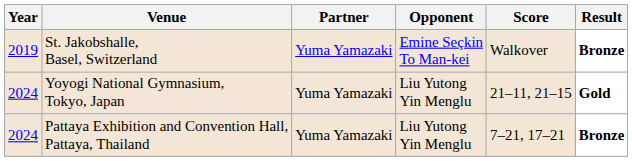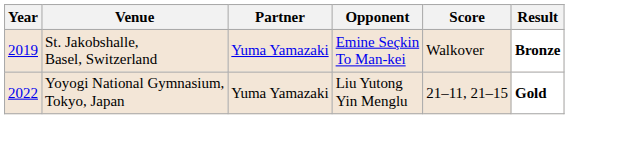(23, 93) 2024 -> (23, 93) 2022
- row: (167, 135)
